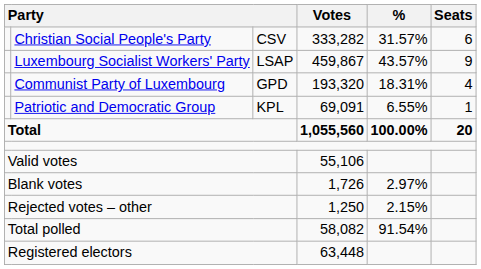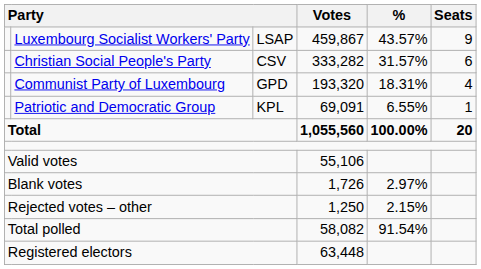rows swapped: (132, 61) <-> (113, 38)
